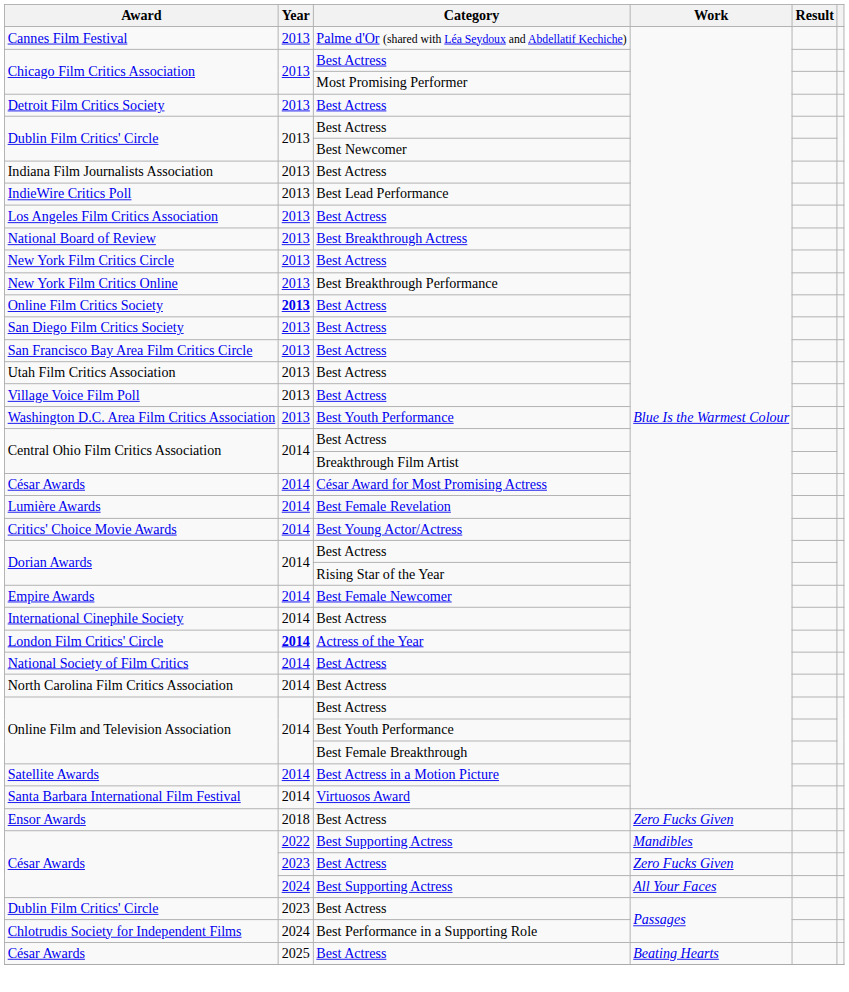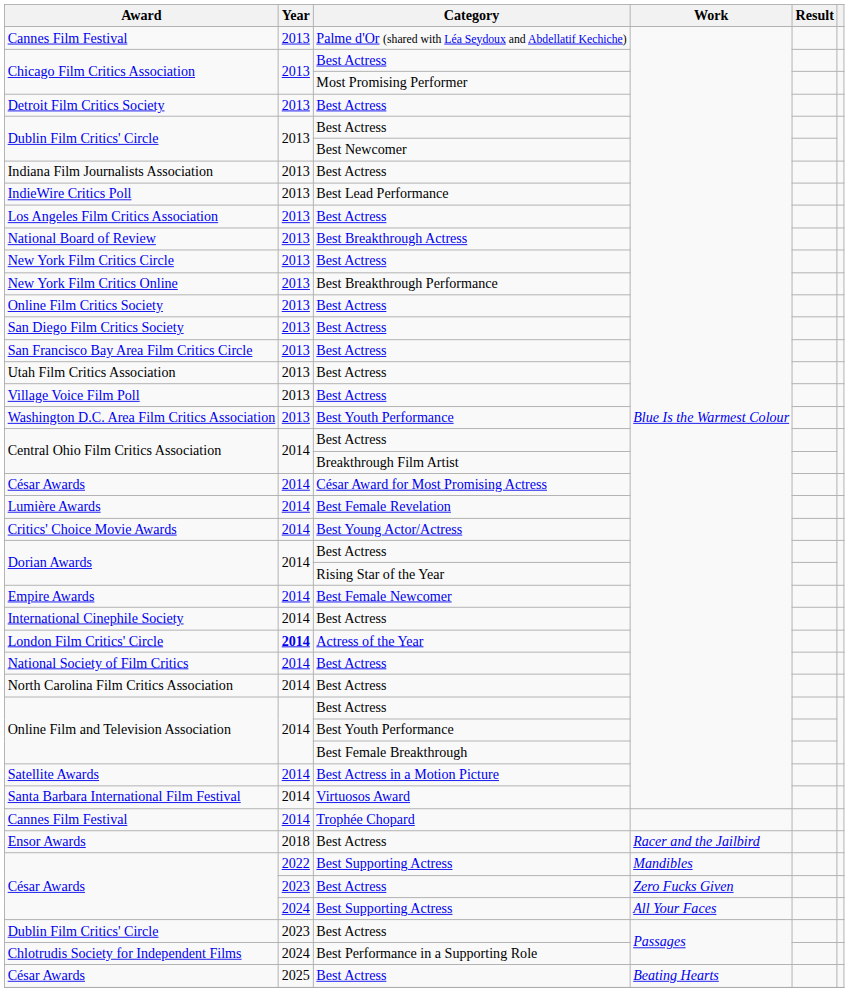(296, 305) bold -> (296, 305) normal
+ row: (68, 819)
(683, 819) Zero Fucks Given -> (696, 841) Racer and the Jailbird
